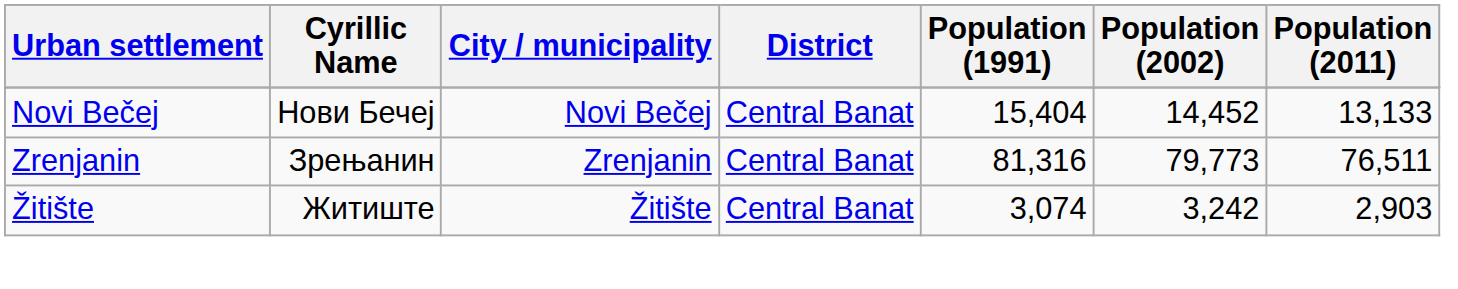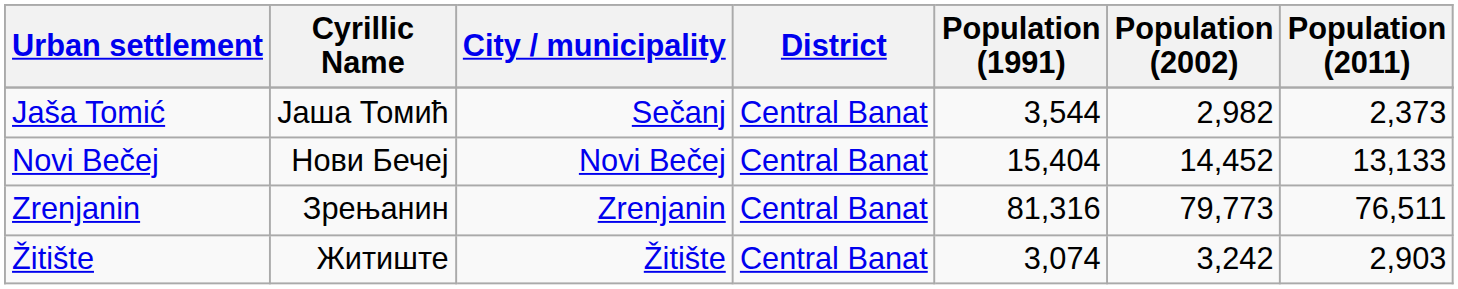+ row: (89, 112)
